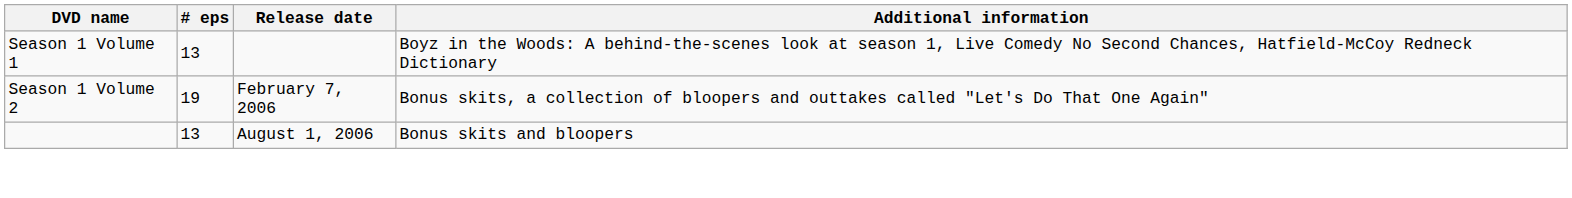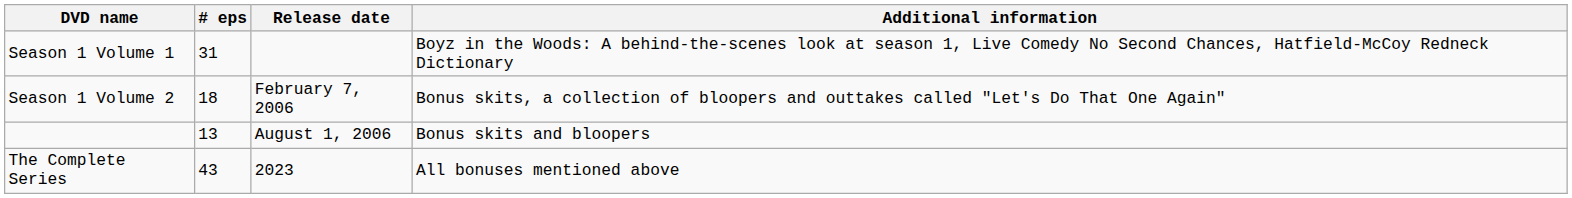(190, 54) 13 -> (208, 54) 31
(190, 99) 19 -> (208, 99) 18
+ row: (67, 171)
